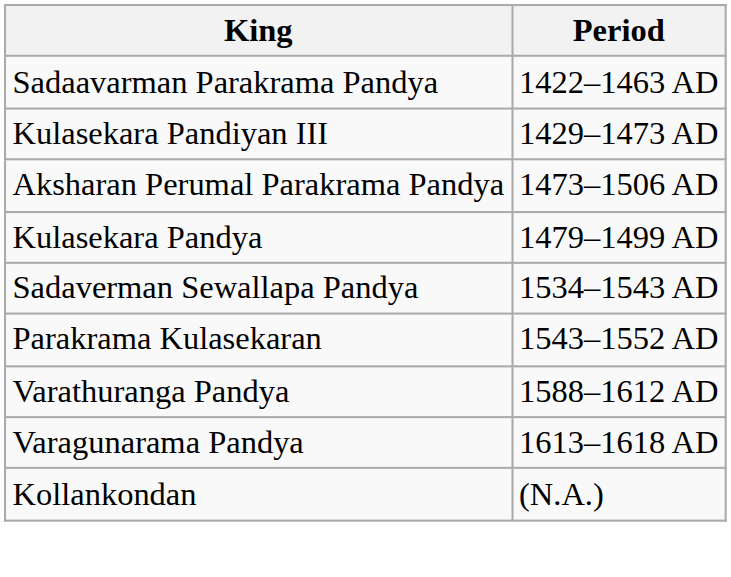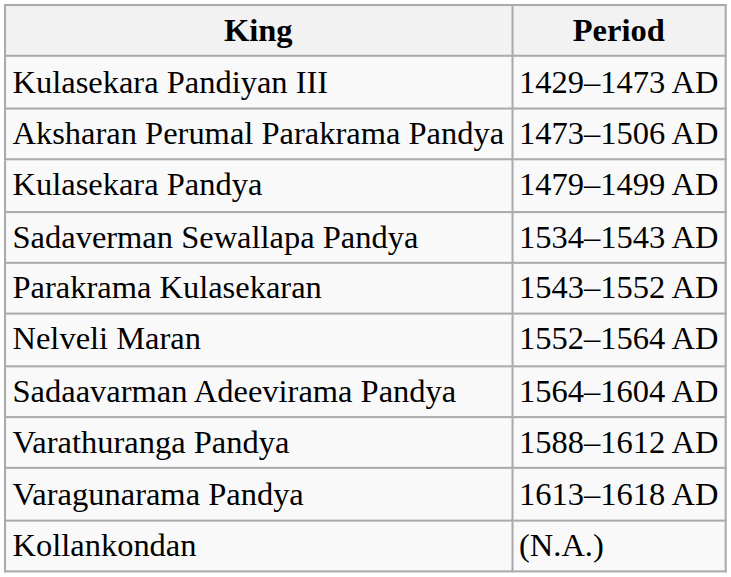- row: (225, 81)
+ row: (107, 339)
+ row: (234, 390)
